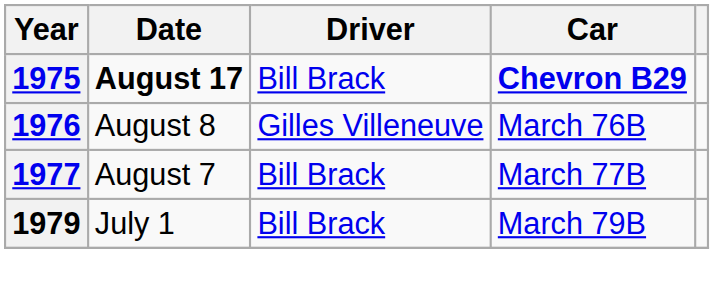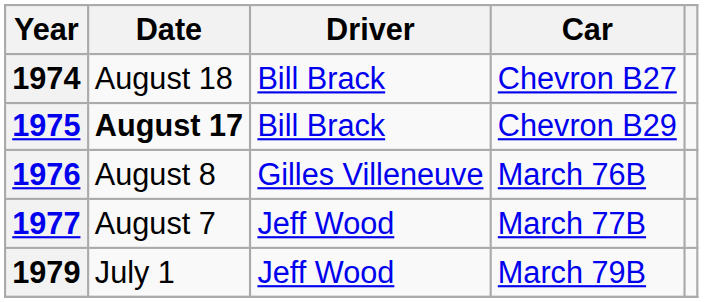+ row: (46, 78)
(592, 78) bold -> (587, 127) normal
(321, 175) Bill Brack -> (326, 224) Jeff Wood
(321, 224) Bill Brack -> (326, 272) Jeff Wood
